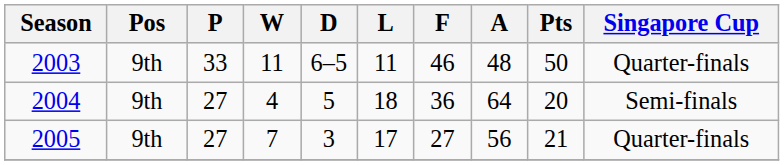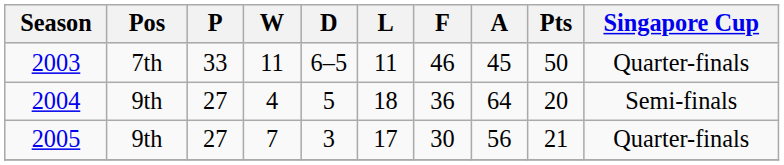(147, 62) 9th -> (147, 62) 7th
(499, 62) 48 -> (499, 62) 45
(442, 139) 27 -> (442, 139) 30
